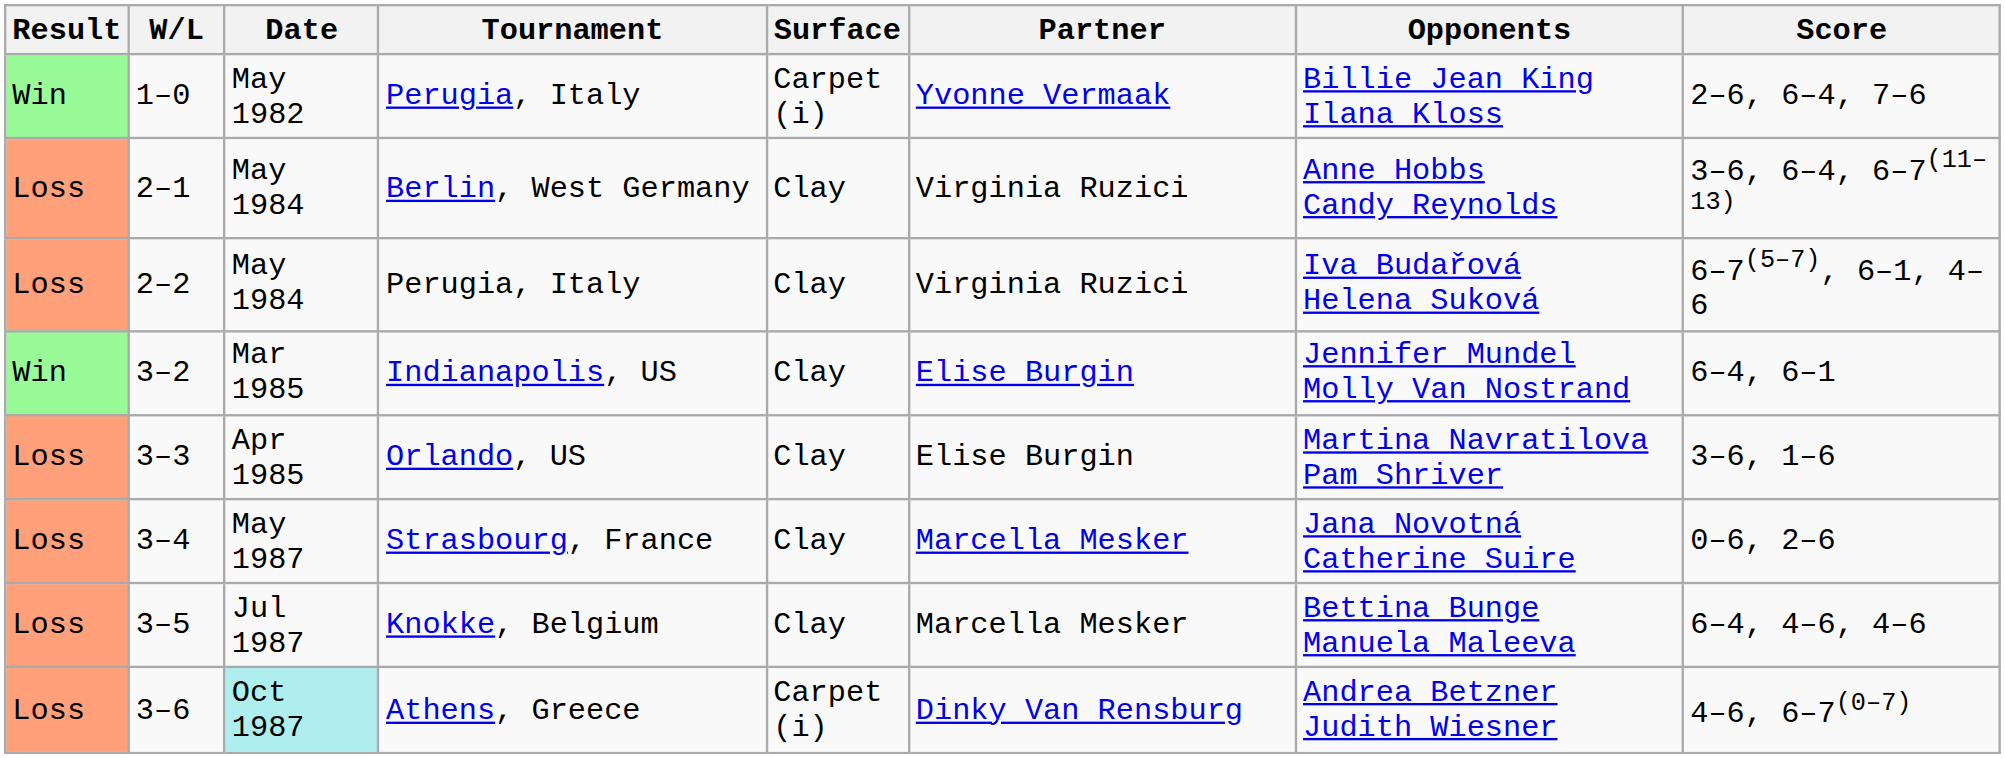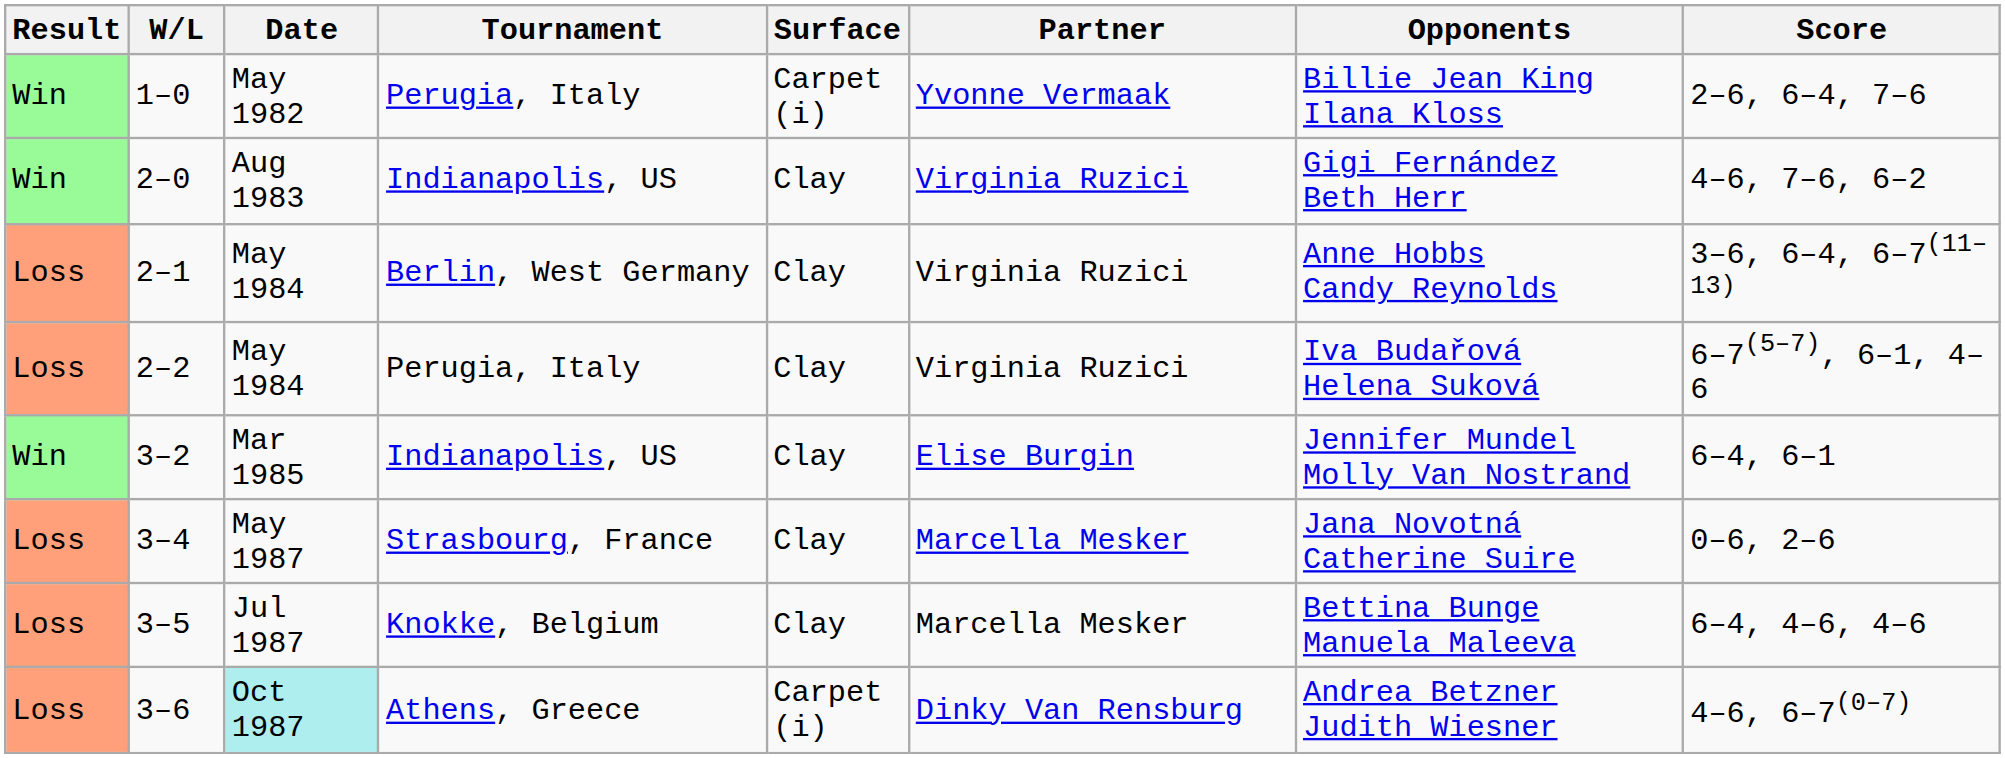+ row: (163, 181)
- row: (163, 457)
